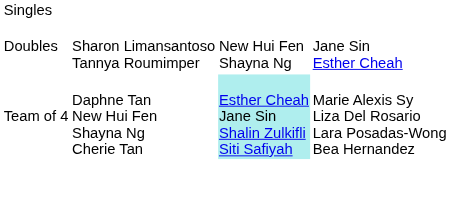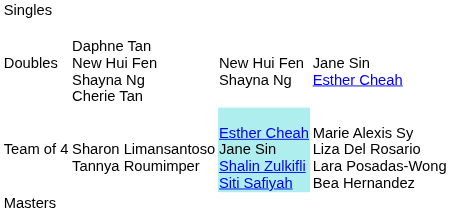(144, 55) Sharon Limansantoso Tannya Roumimper -> (115, 71) Daphne Tan New Hui Fen Shayna Ng Cherie Tan
(115, 125) Daphne Tan New Hui Fen Shayna Ng Cherie Tan -> (144, 158) Sharon Limansantoso Tannya Roumimper
+ row: (30, 203)
